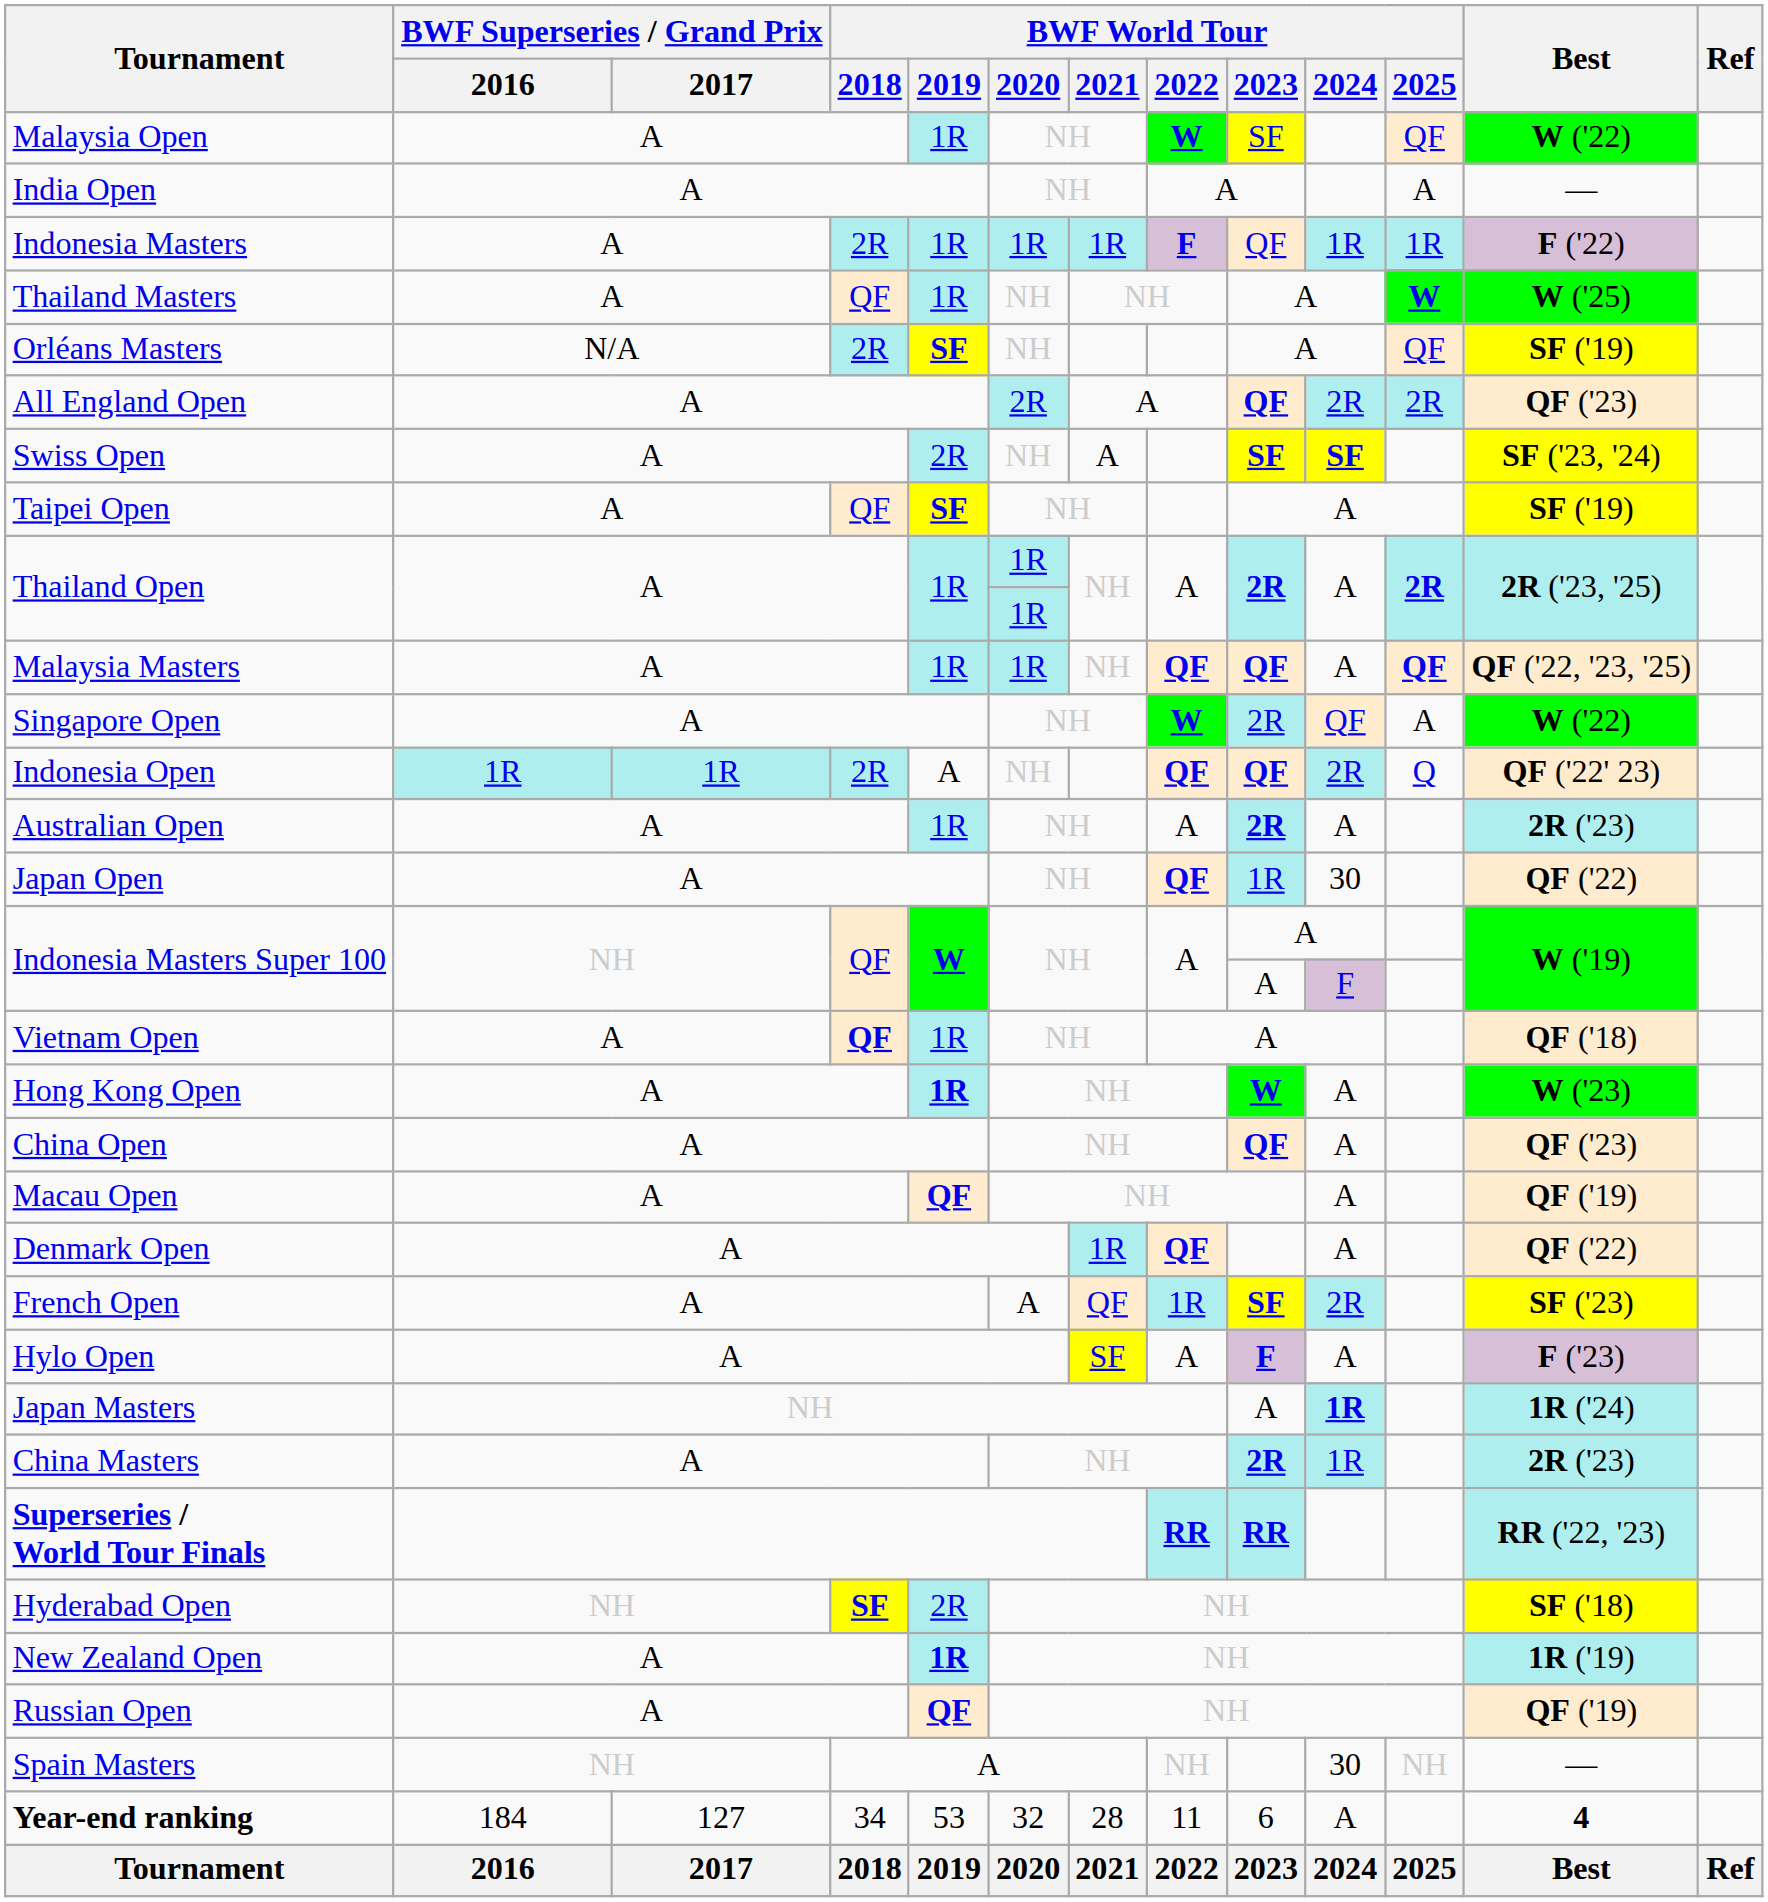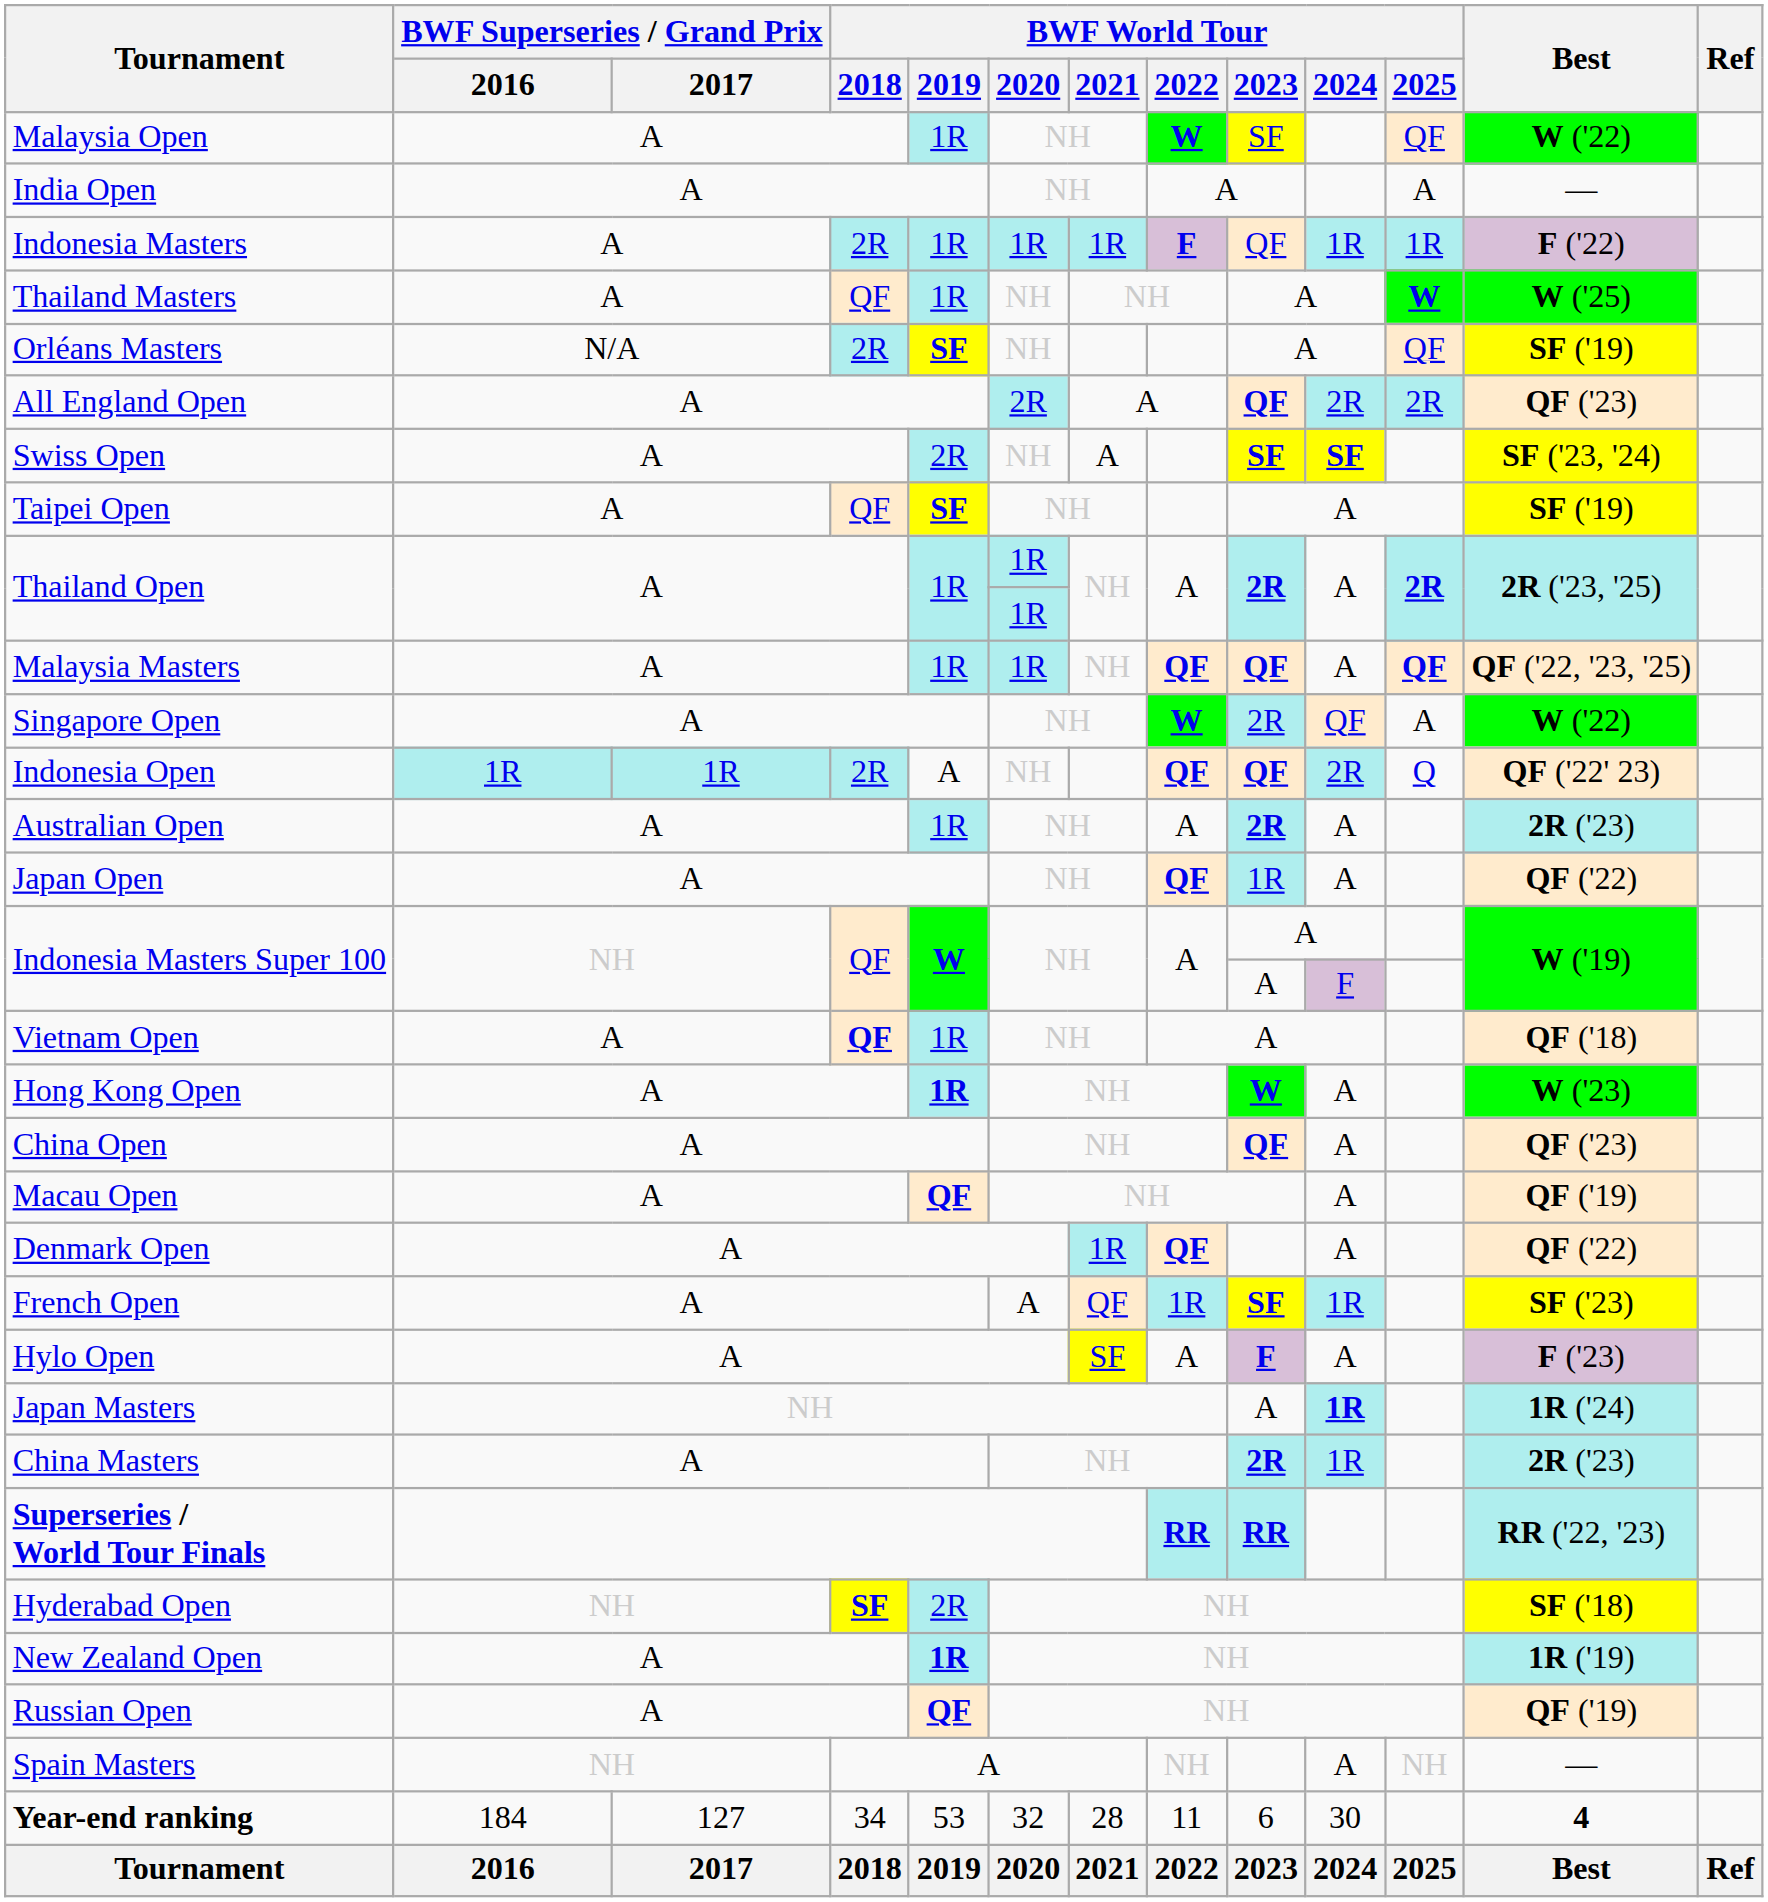(1345, 878) 30 -> (1345, 878) A
(1345, 1302) 2R -> (1345, 1302) 1R
(1345, 1764) 30 -> (1345, 1764) A
(1345, 1817) A -> (1345, 1817) 30
